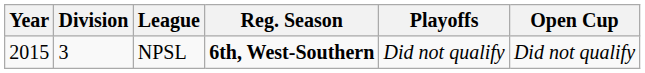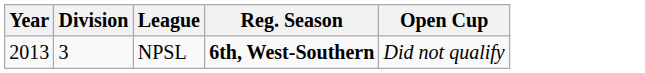- column: (444, 20)
(29, 52) 2015 -> (29, 52) 2013
